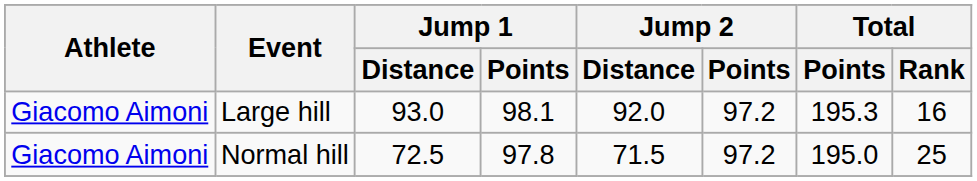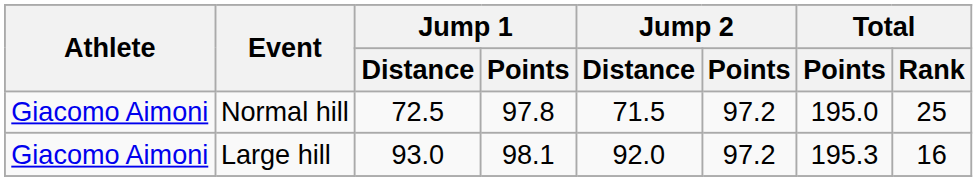rows swapped: (285, 155) <-> (276, 112)
